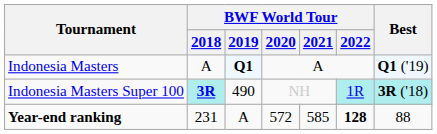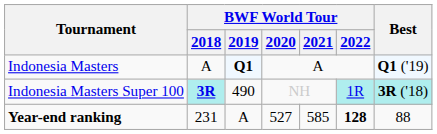(281, 117) 572 -> (281, 117) 527
